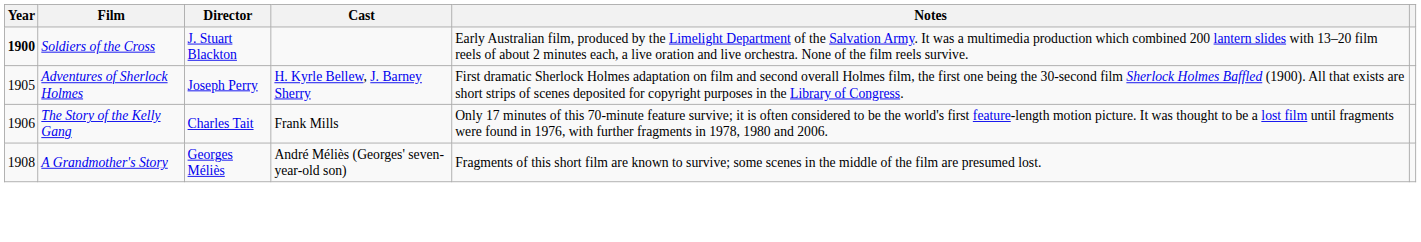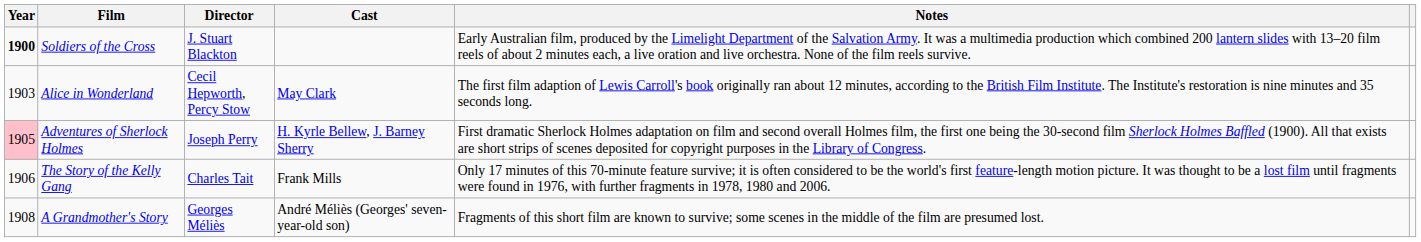+ row: (97, 93)
(21, 85) no background -> (21, 140) pink background
